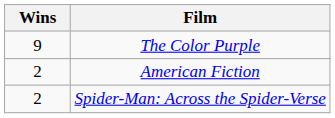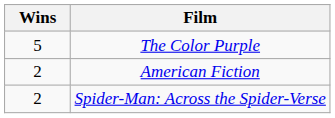(38, 44) 9 -> (38, 44) 5
